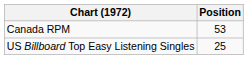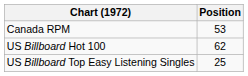+ row: (56, 46)
